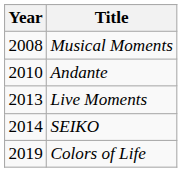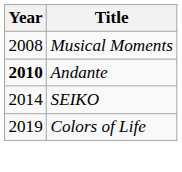(26, 72) normal -> (26, 72) bold
- row: (99, 99)
